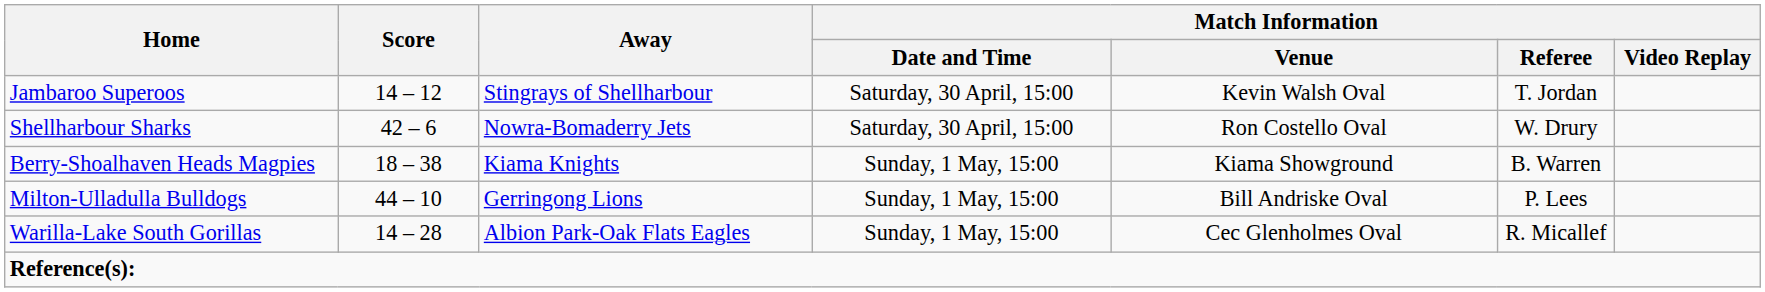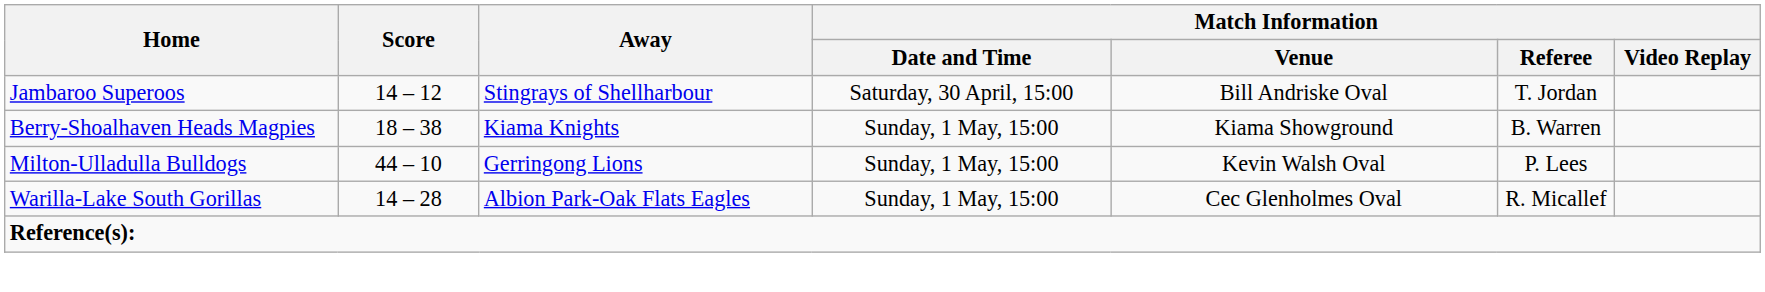(1304, 92) Kevin Walsh Oval -> (1304, 92) Bill Andriske Oval
- row: (100, 127)
(1304, 198) Bill Andriske Oval -> (1304, 163) Kevin Walsh Oval
